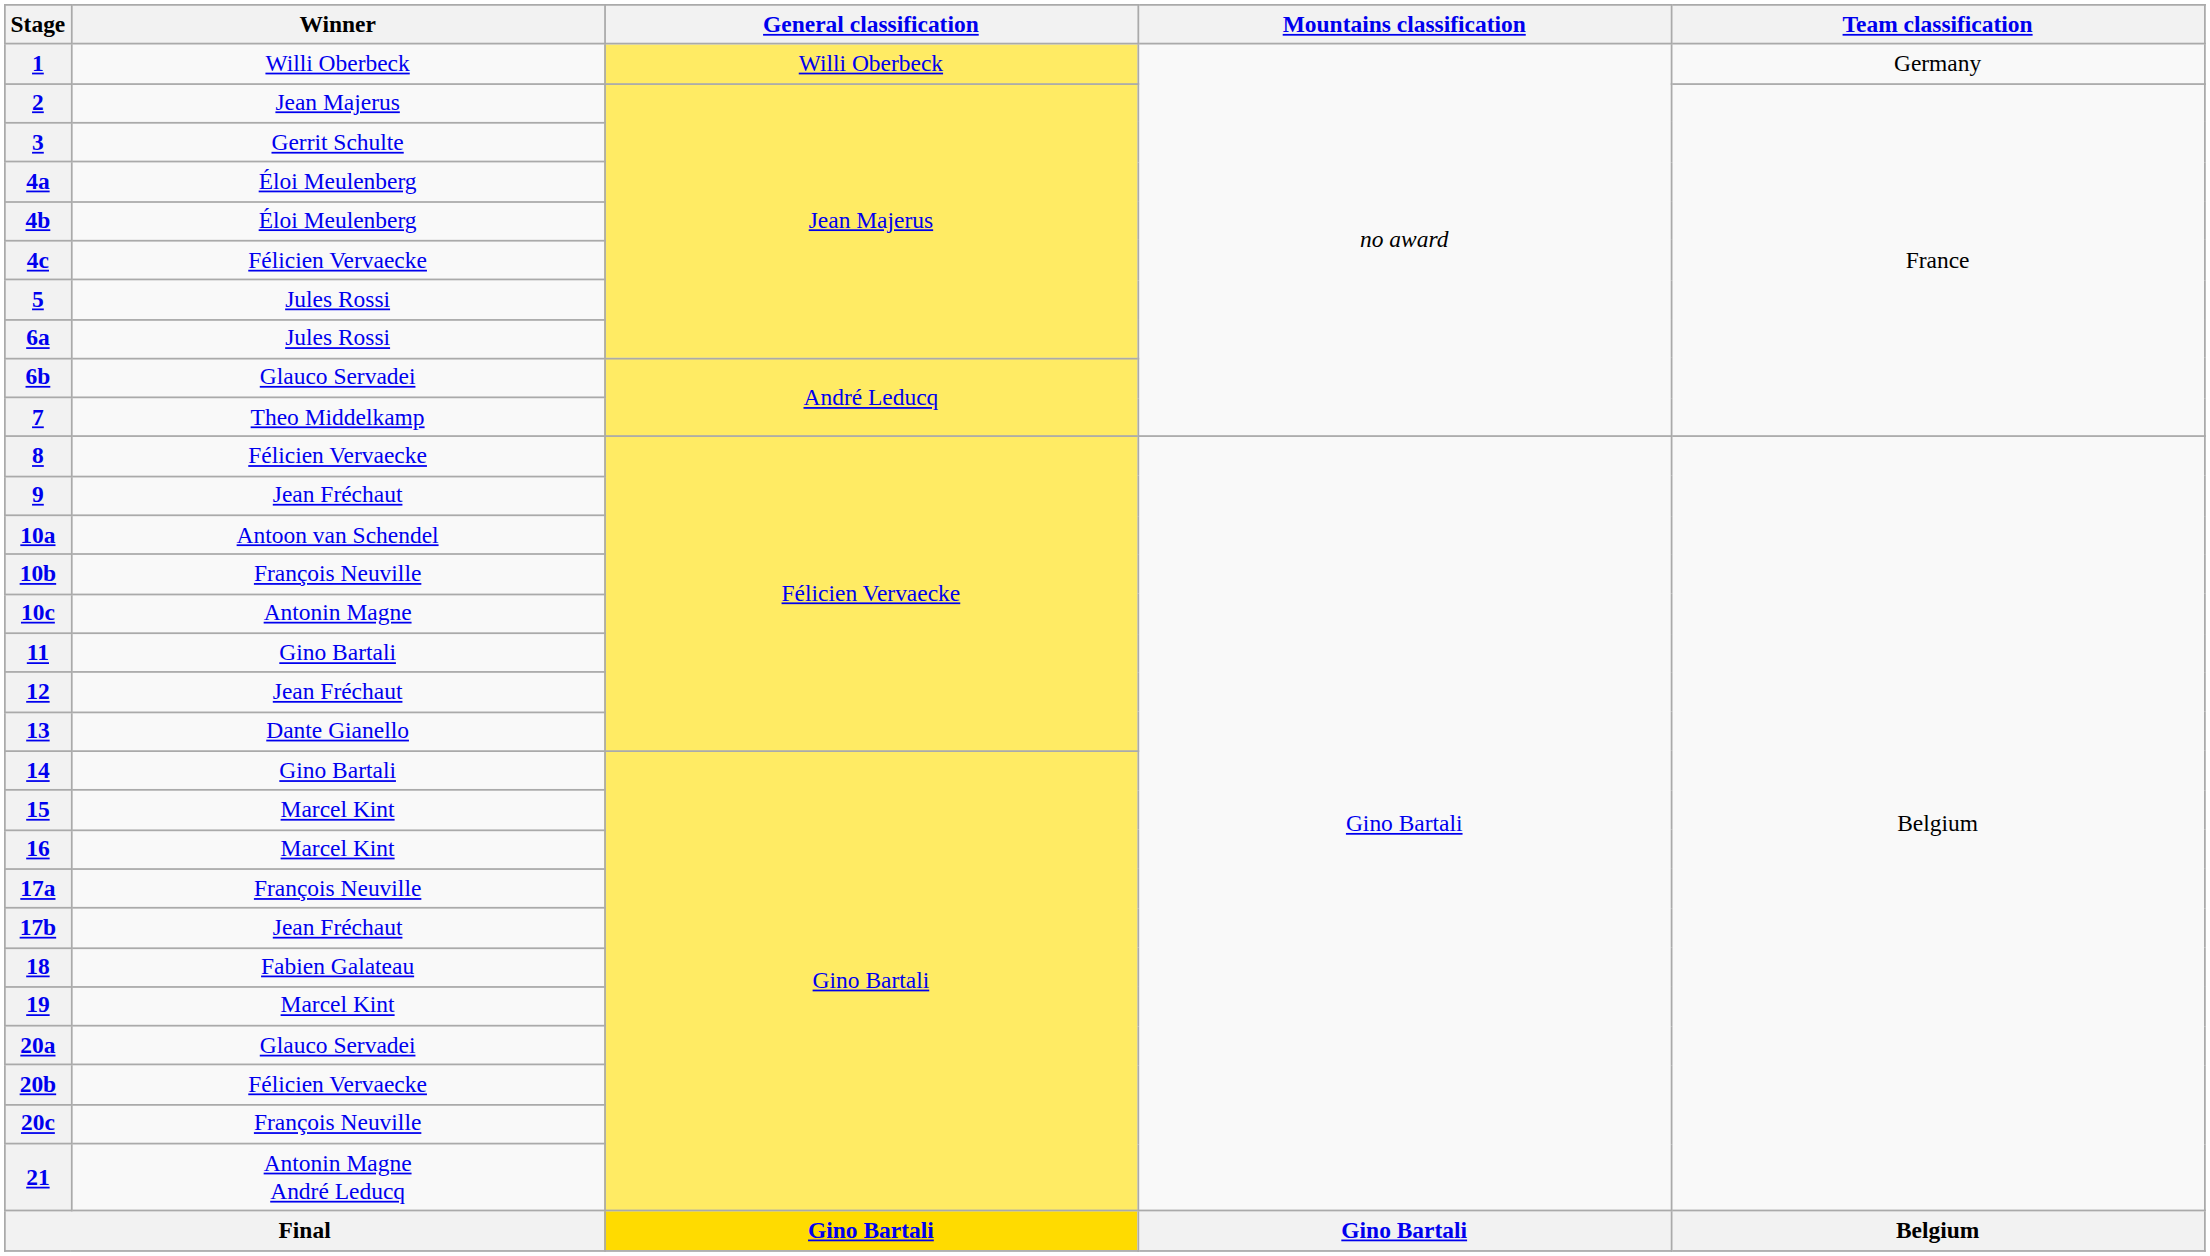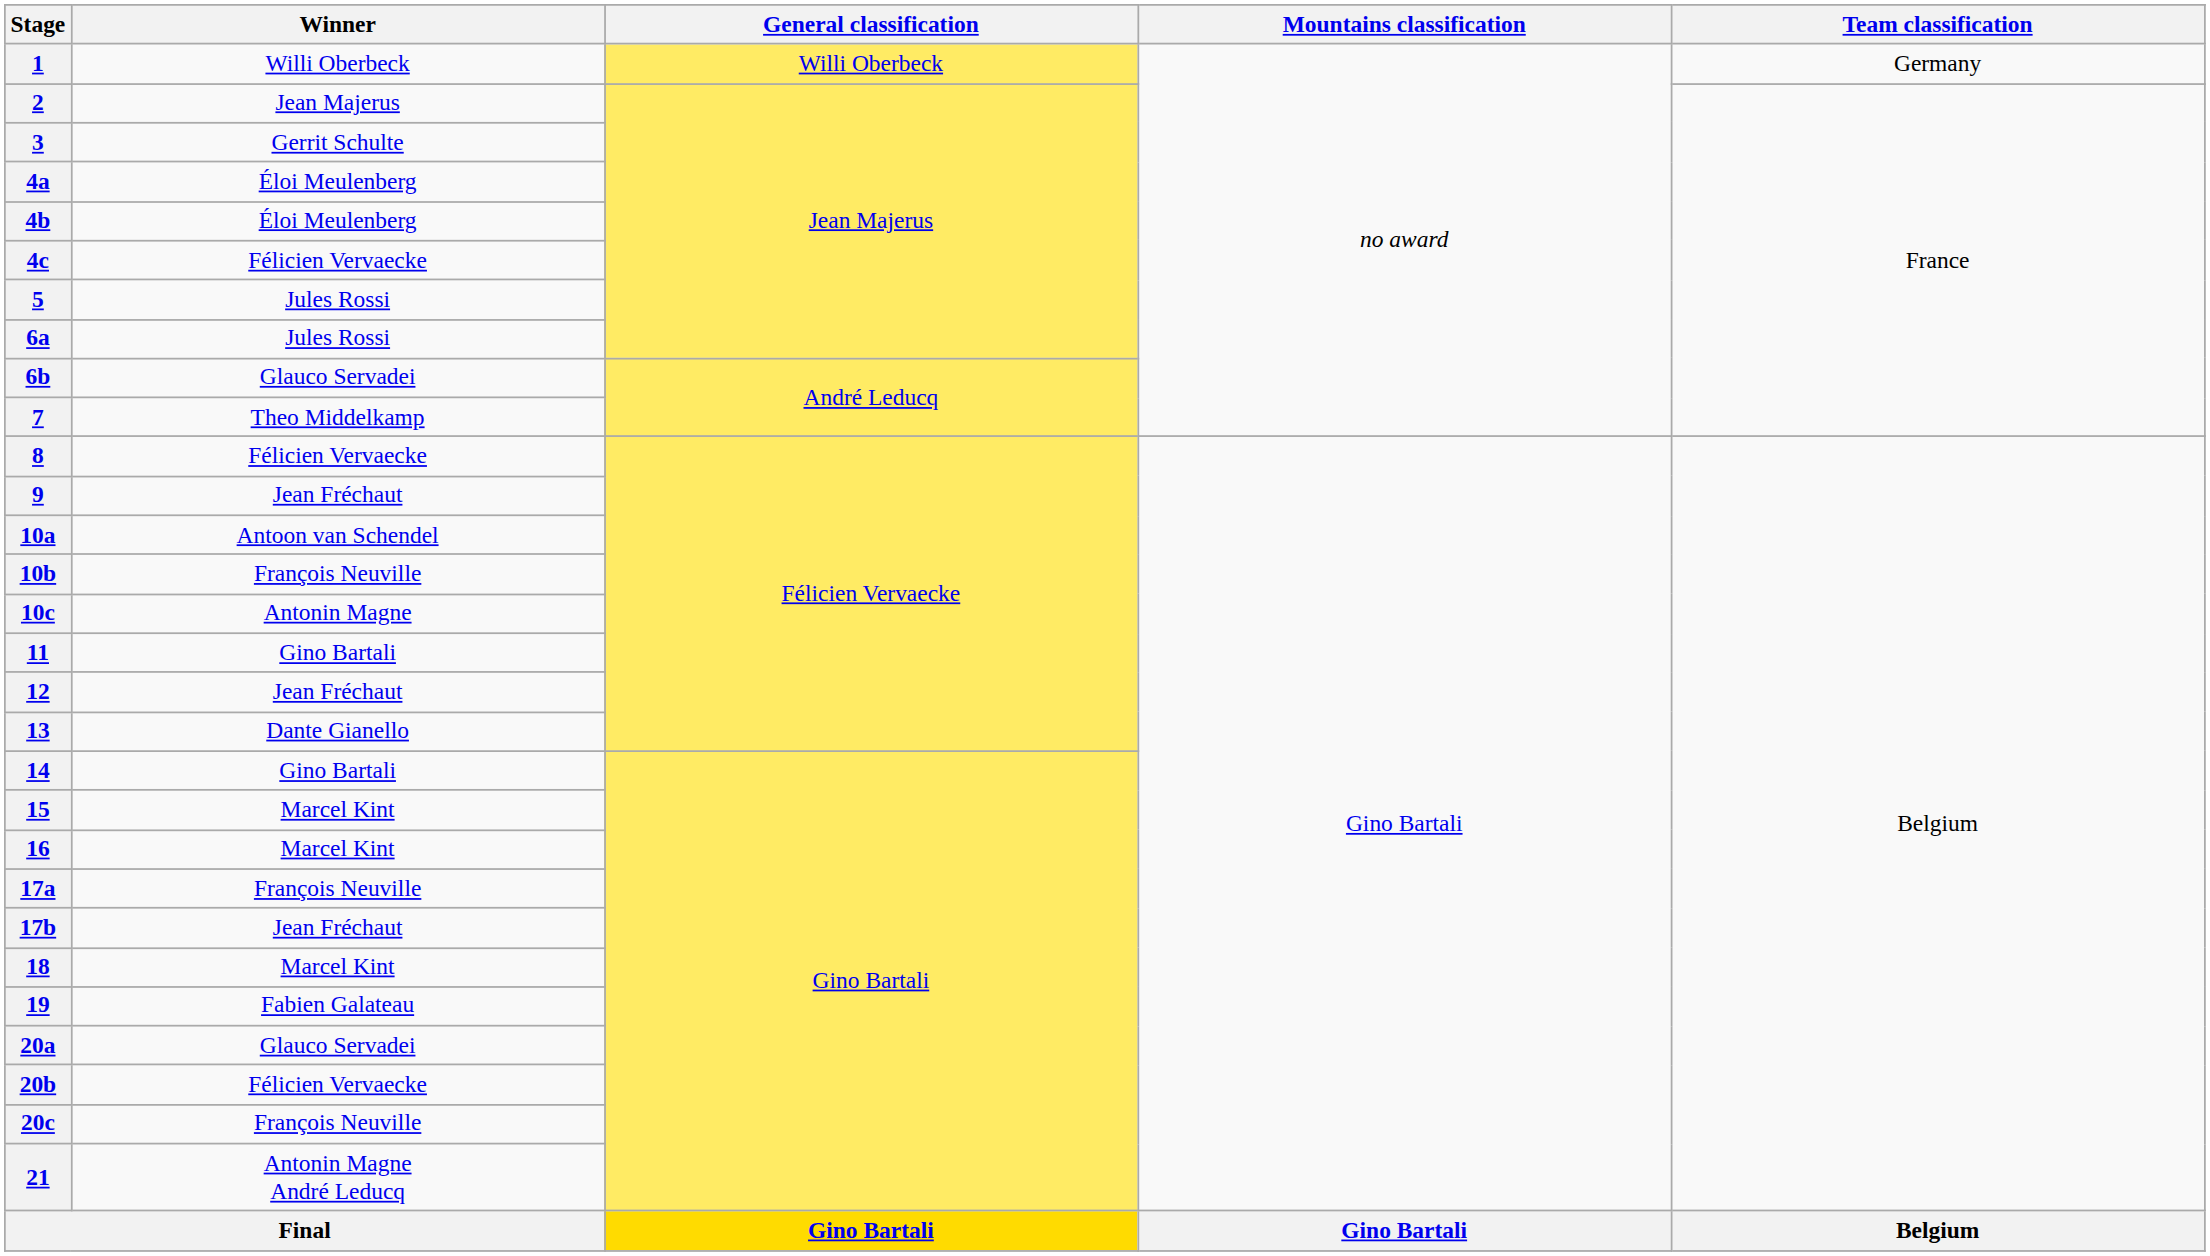(338, 966) Fabien Galateau -> (338, 966) Marcel Kint
(338, 1006) Marcel Kint -> (338, 1006) Fabien Galateau
